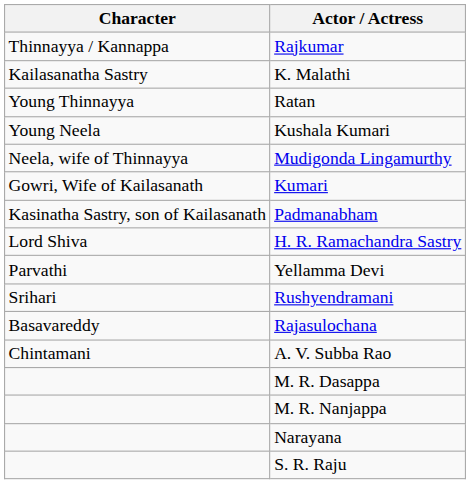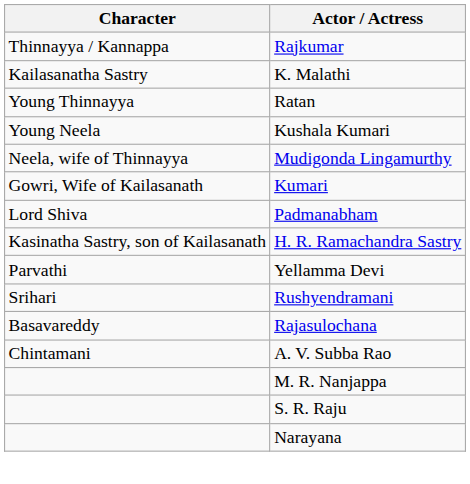(137, 213) Kasinatha Sastry, son of Kailasanath -> (48, 213) Lord Shiva
(48, 241) Lord Shiva -> (137, 241) Kasinatha Sastry, son of Kailasanath
- row: (327, 381)
rows swapped: (308, 437) <-> (310, 465)
